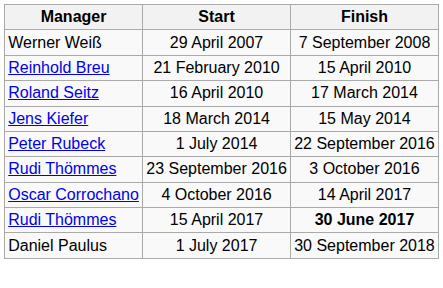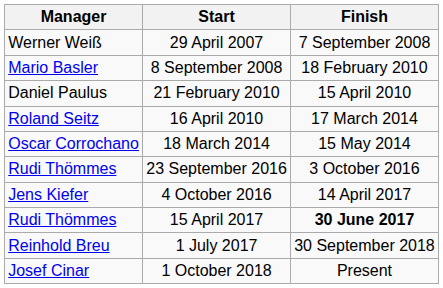+ row: (217, 67)
(59, 67) Reinhold Breu -> (58, 93) Daniel Paulus
(48, 118) Jens Kiefer -> (74, 144) Oscar Corrochano
- row: (217, 144)
(74, 194) Oscar Corrochano -> (48, 194) Jens Kiefer
(58, 245) Daniel Paulus -> (59, 245) Reinhold Breu
+ row: (217, 270)
